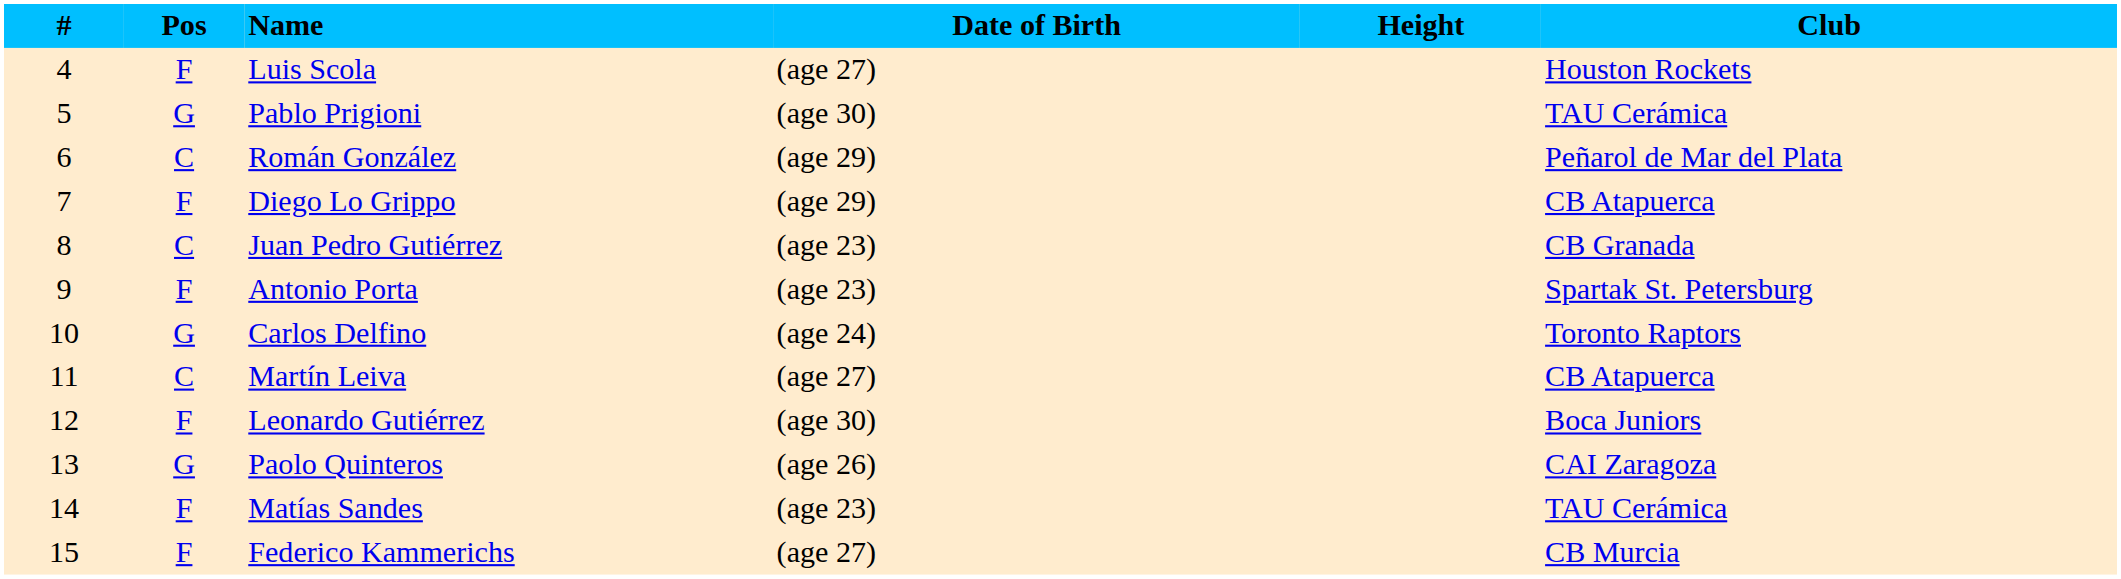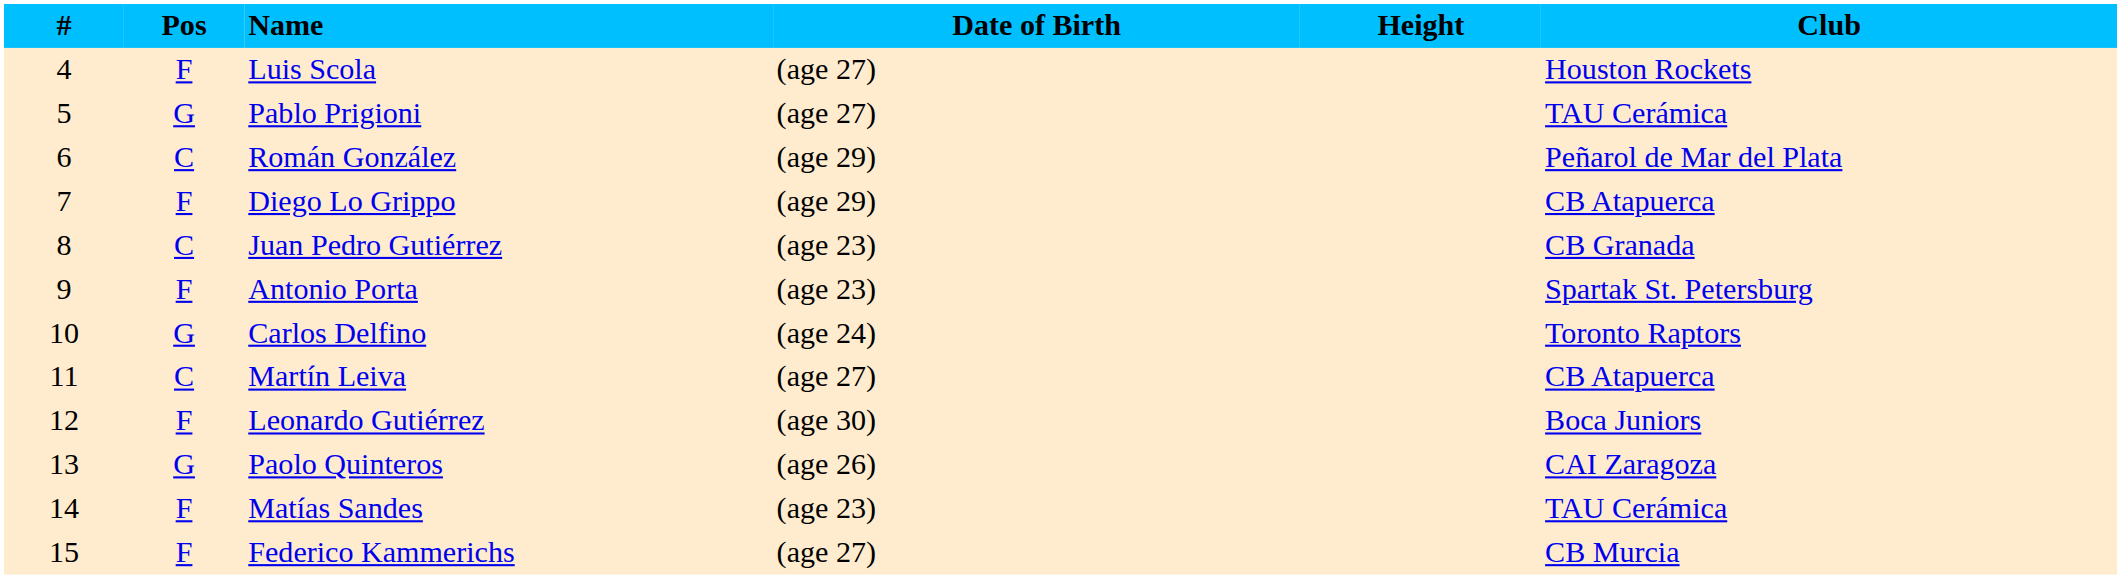(826, 113) (age 30) -> (826, 113) (age 27)
